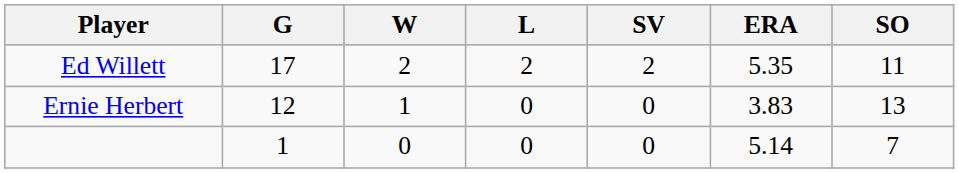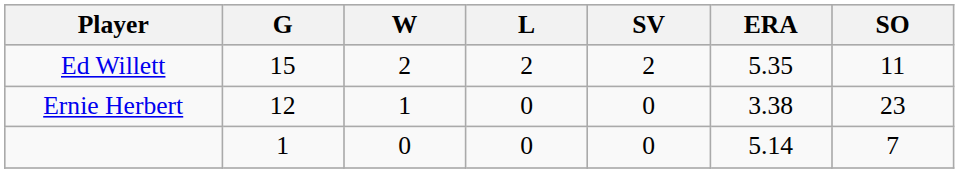(283, 65) 17 -> (283, 65) 15
(771, 106) 3.83 -> (771, 106) 3.38
(893, 106) 13 -> (893, 106) 23
